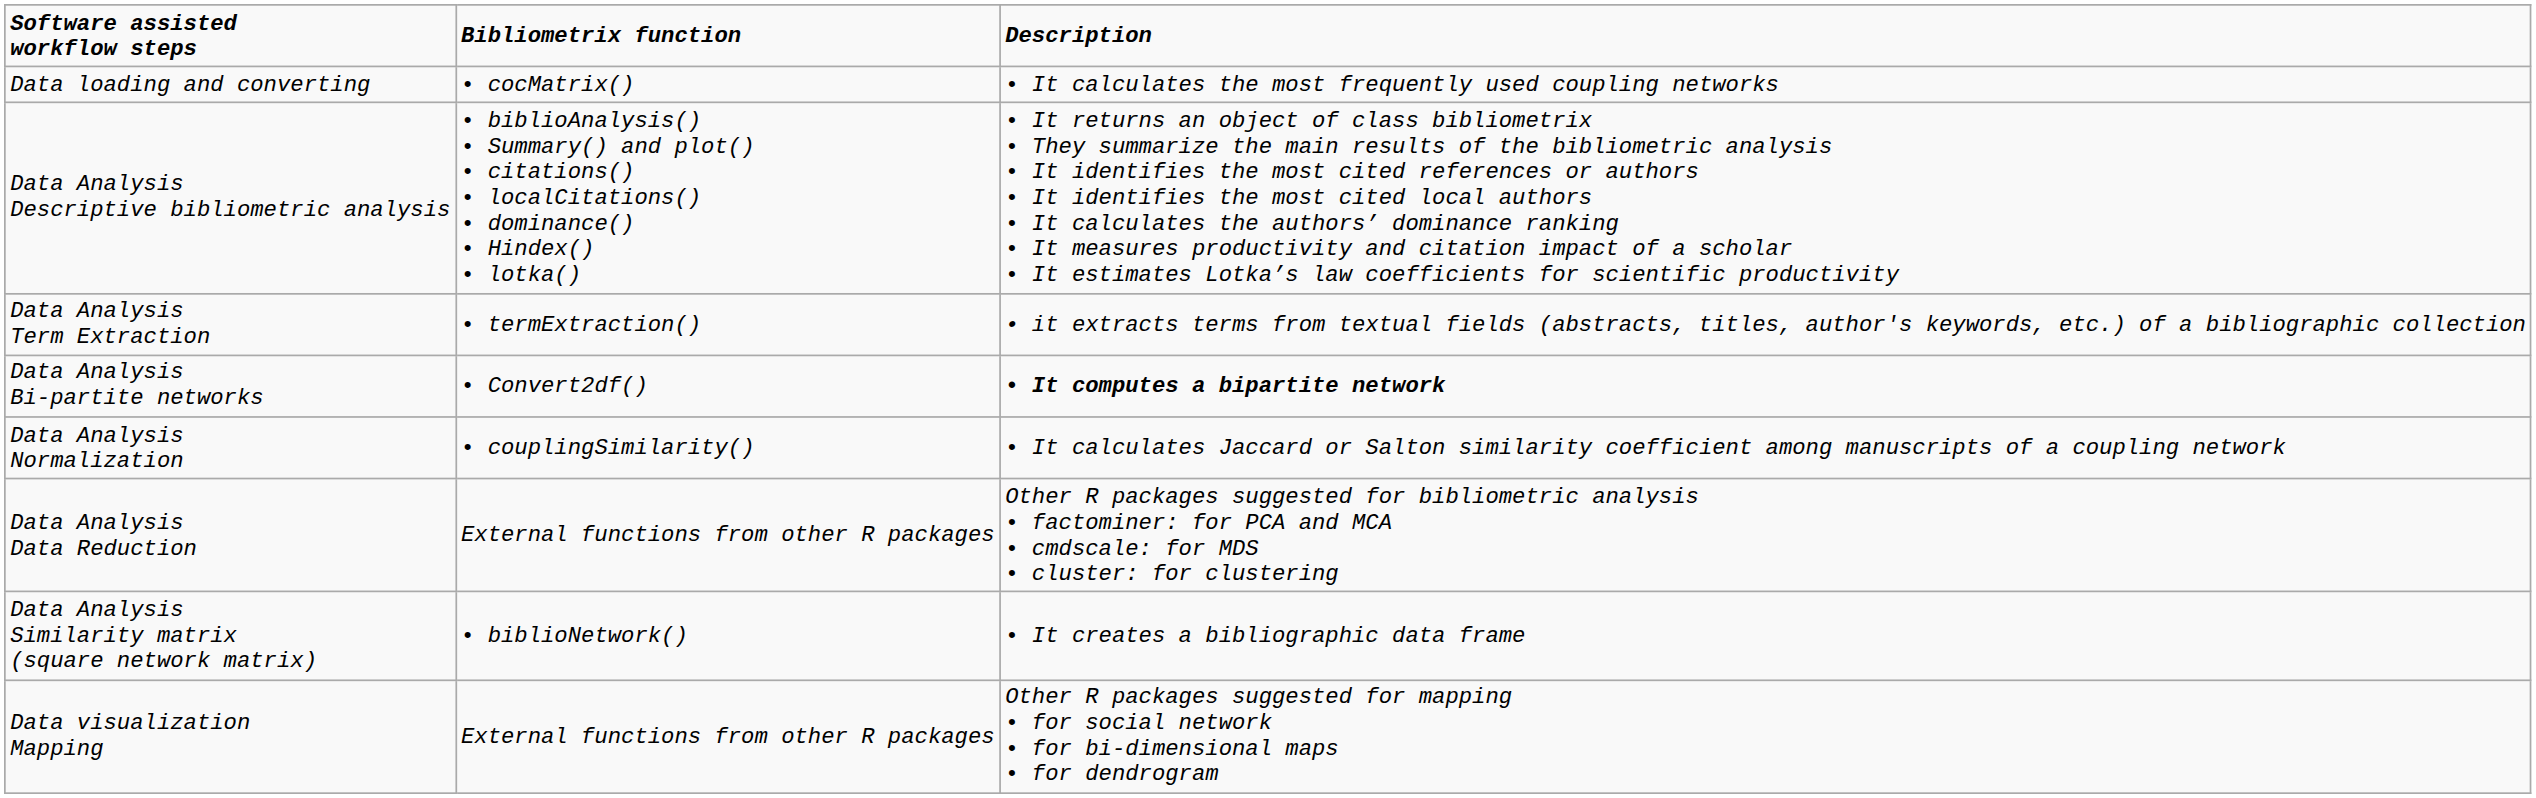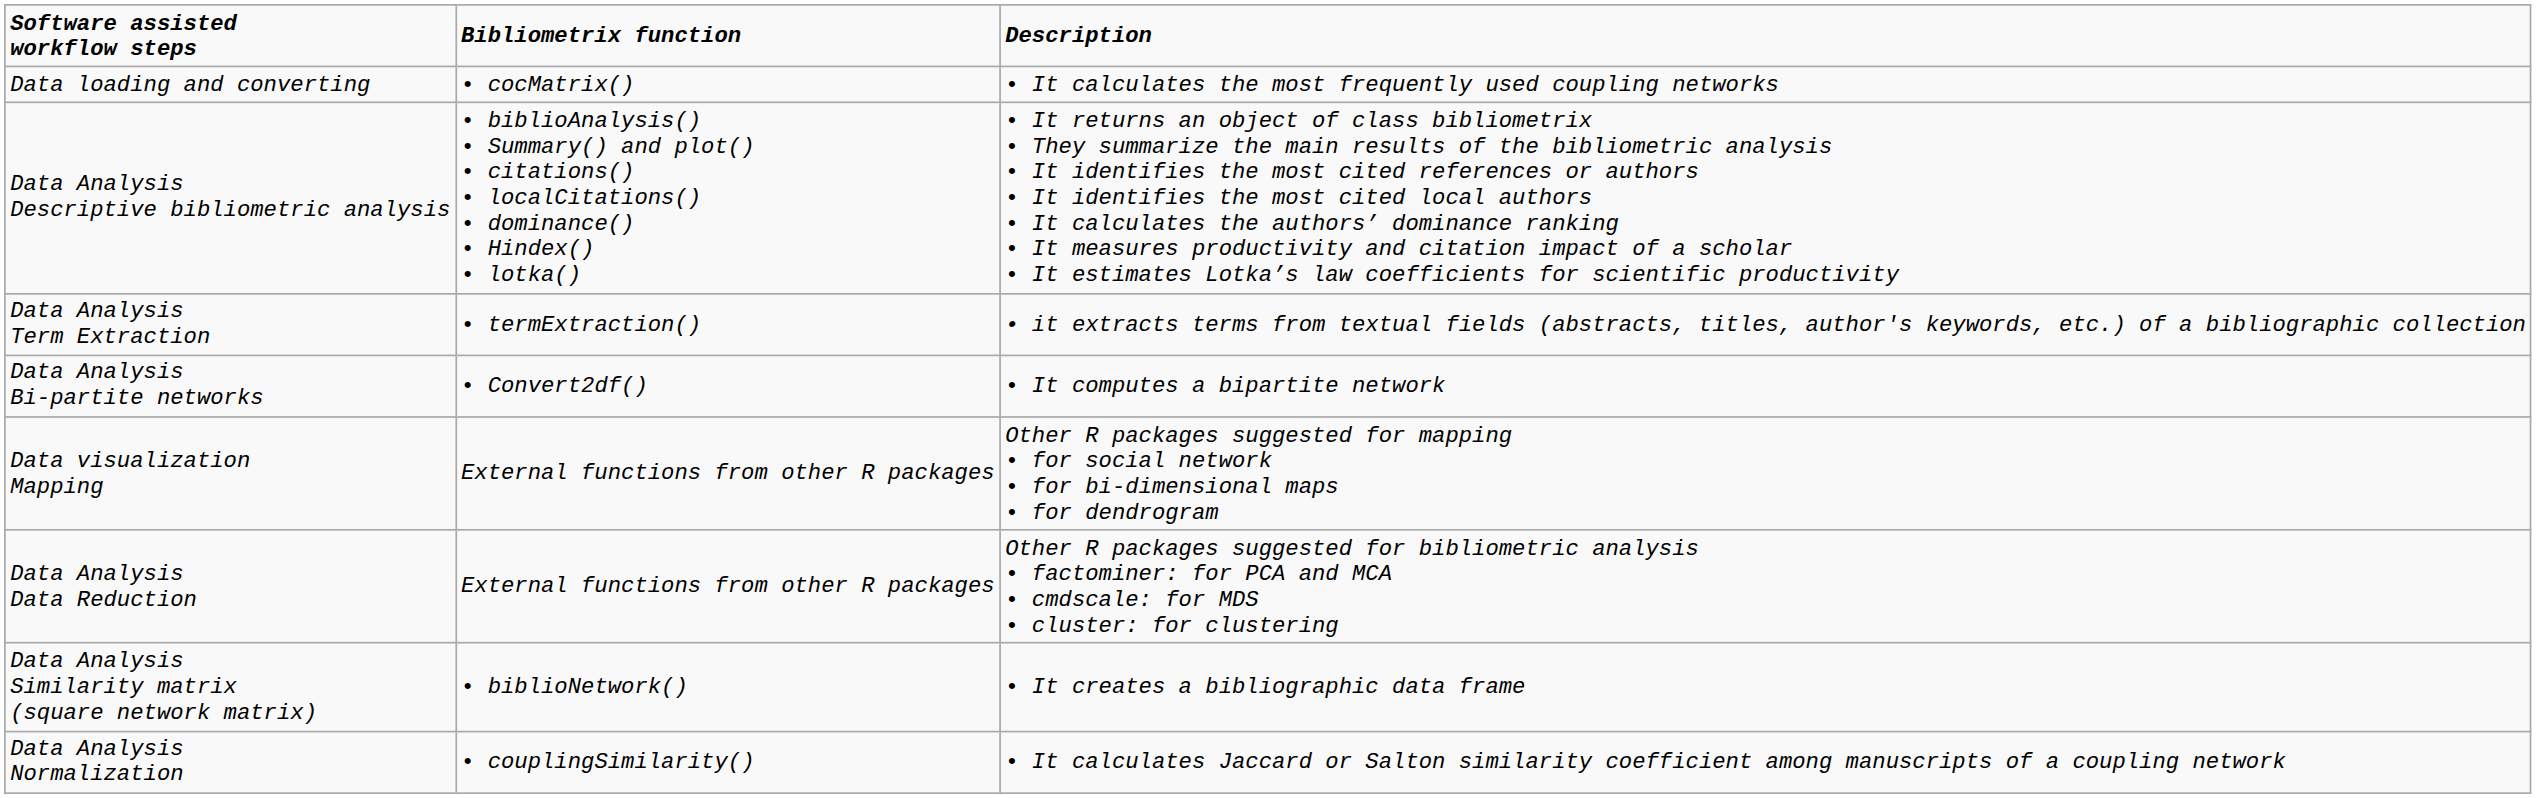(1225, 386) bold -> (1225, 386) normal
rows swapped: (97, 448) <-> (130, 736)
